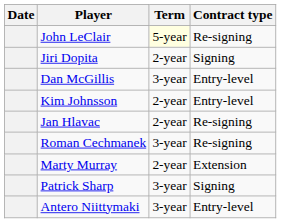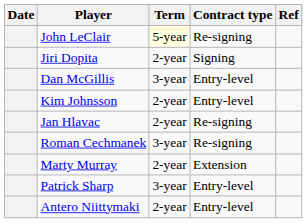+ column: (289, 15)
(214, 185) Signing -> (223, 185) Entry-level
(170, 206) 3-year -> (170, 206) 2-year
